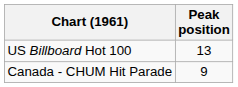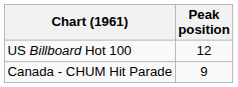(204, 51) 13 -> (204, 51) 12
